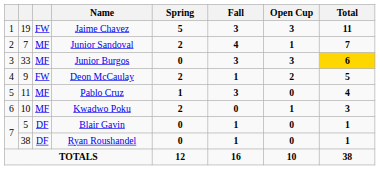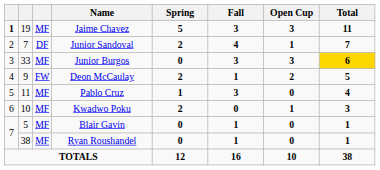(11, 28) normal -> (11, 28) bold
(42, 28) FW -> (42, 28) MF
(42, 44) MF -> (42, 44) DF
(42, 124) DF -> (42, 124) MF
(42, 141) DF -> (42, 141) MF
